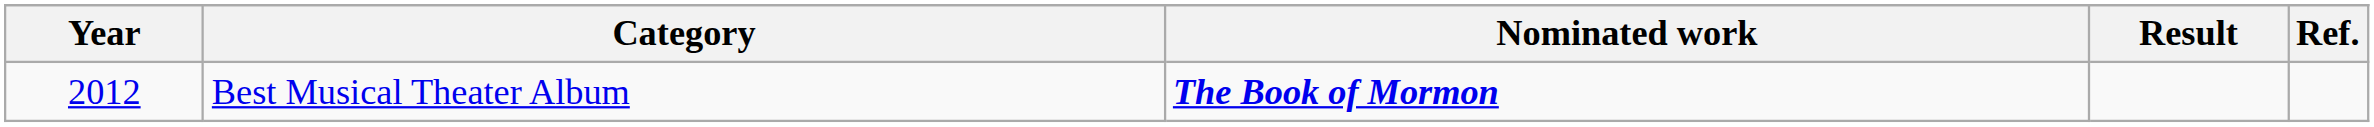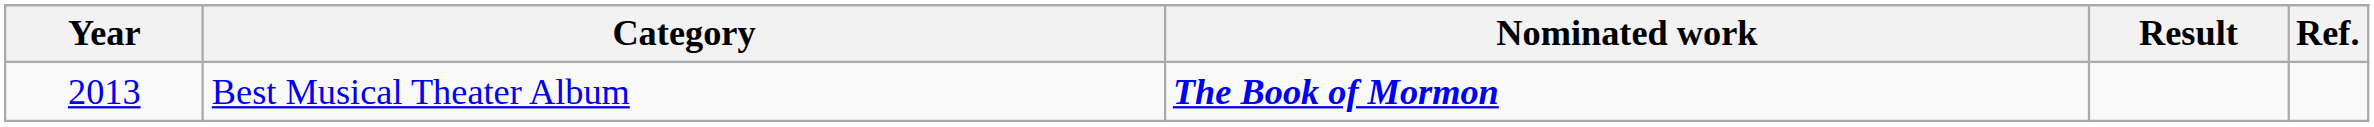(104, 90) 2012 -> (104, 90) 2013
